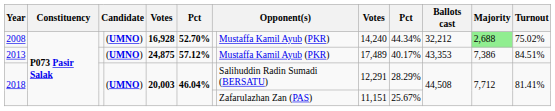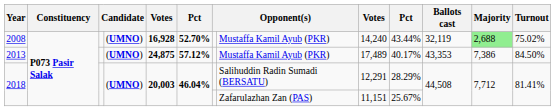(406, 39) 44.34% -> (406, 39) 43.44%
(438, 39) 32,212 -> (438, 39) 32,119
(530, 55) 84.51% -> (530, 55) 84.50%
